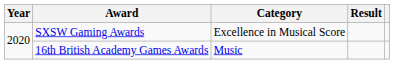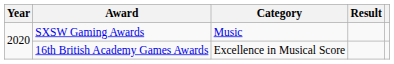(279, 31) Excellence in Musical Score -> (228, 31) Music
(228, 50) Music -> (279, 50) Excellence in Musical Score
